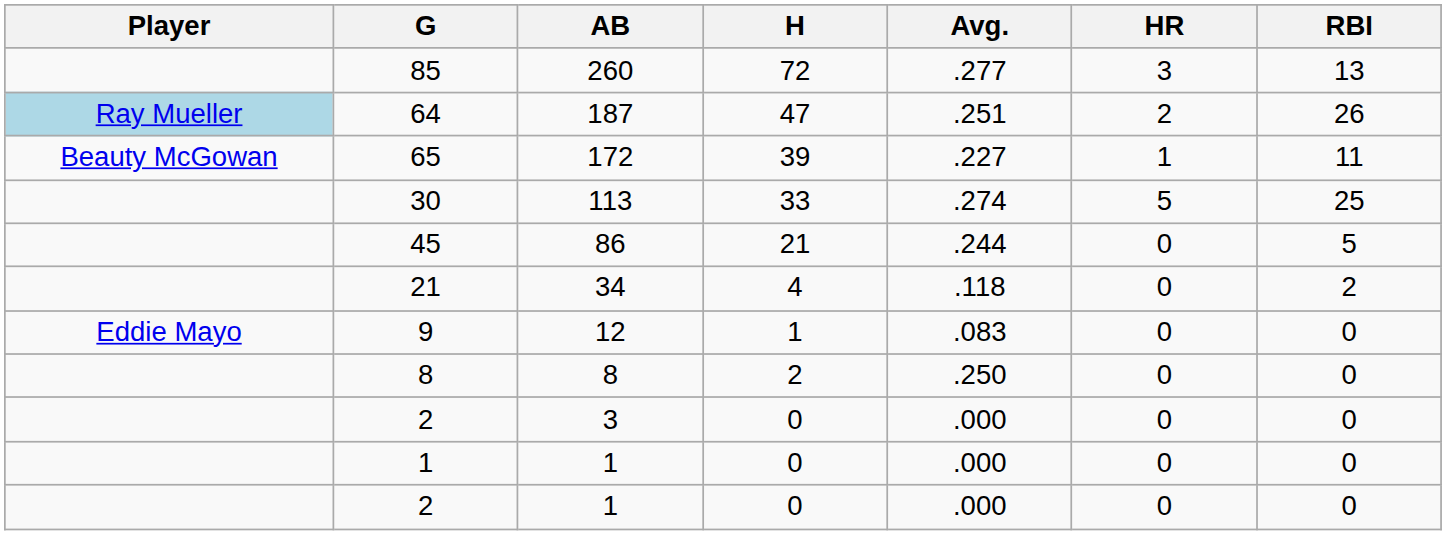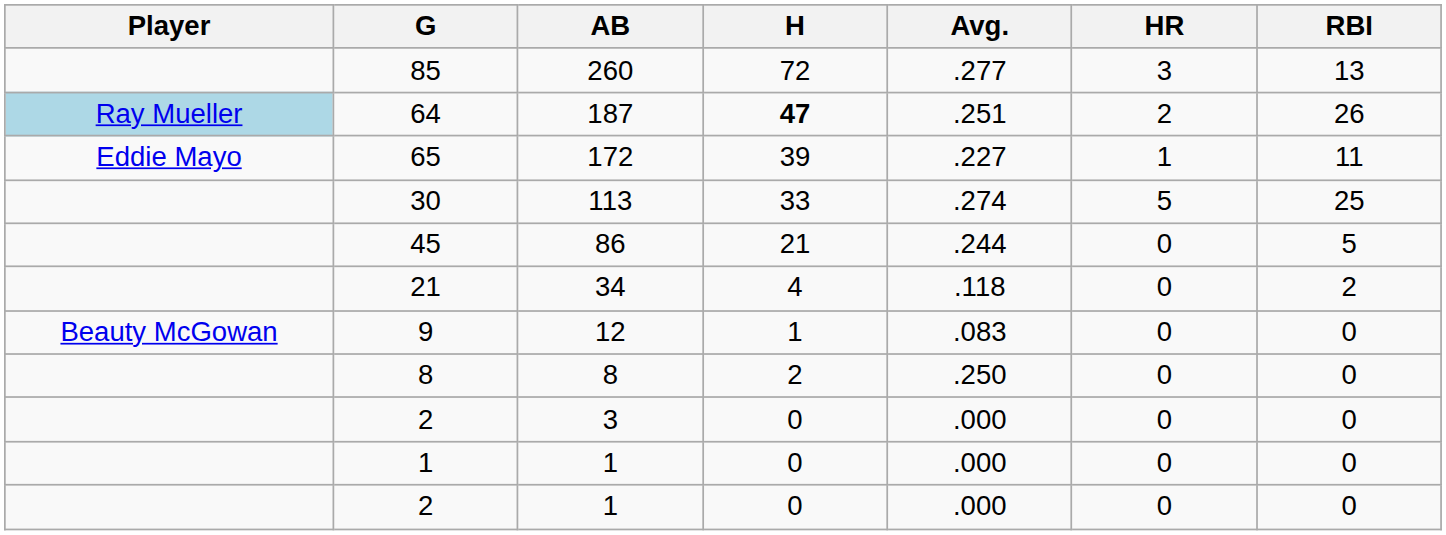(795, 113) normal -> (795, 113) bold
(169, 157) Beauty McGowan -> (169, 157) Eddie Mayo
(169, 331) Eddie Mayo -> (169, 331) Beauty McGowan
